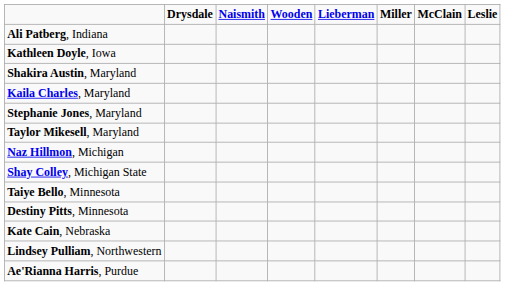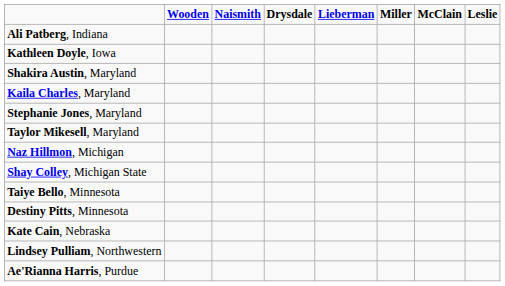columns swapped: (291, 14) <-> (190, 14)
